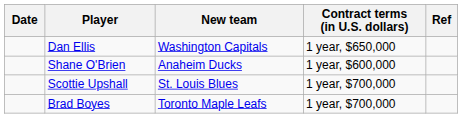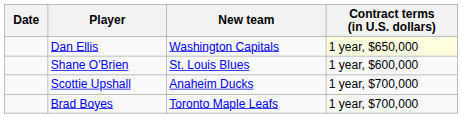- column: (442, 20)
(351, 46) no background -> (374, 46) lightyellow background
(200, 65) Anaheim Ducks -> (209, 65) St. Louis Blues
(198, 84) St. Louis Blues -> (211, 84) Anaheim Ducks
